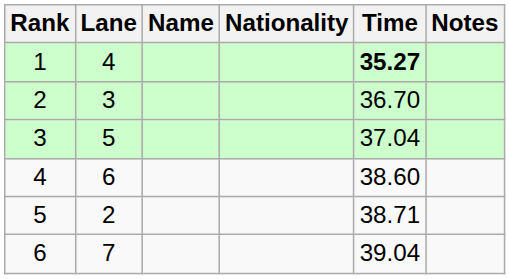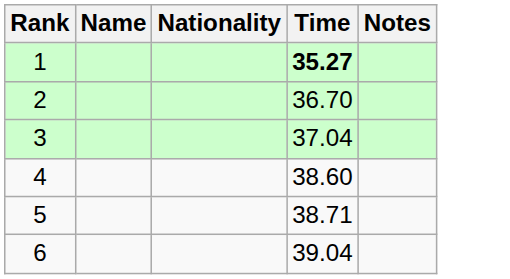- column: (109, 23)
